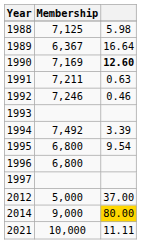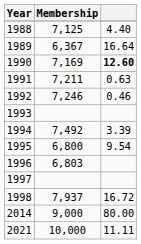(119, 30) 5.98 -> (119, 30) 4.40
(67, 163) 6,800 -> (67, 163) 6,803
+ row: (19, 197)
- row: (19, 197)
(119, 214) gold background -> (119, 214) no background
